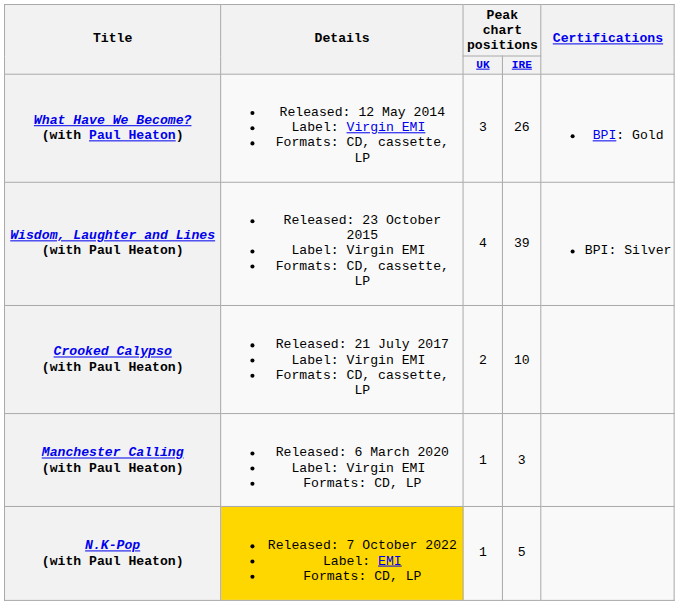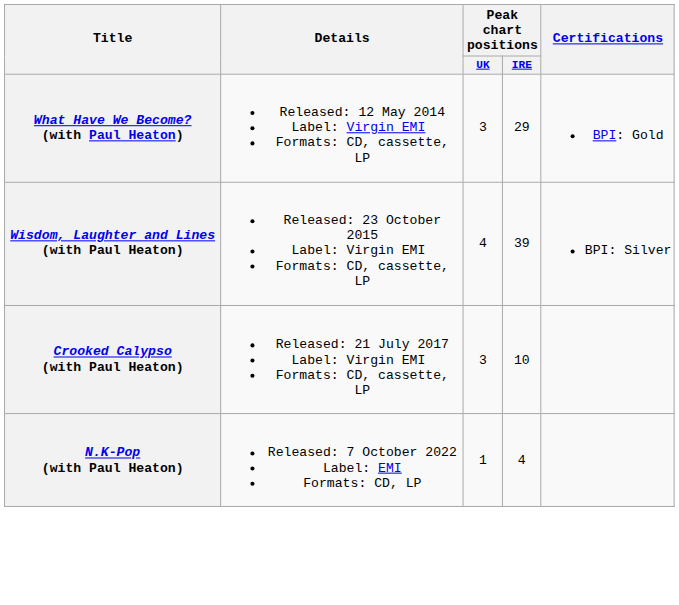(522, 128) 26 -> (522, 128) 29
(483, 360) 2 -> (483, 360) 3
- row: (113, 460)
(342, 561) gold background -> (342, 468) no background
(522, 553) 5 -> (522, 460) 4
